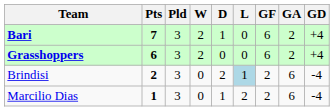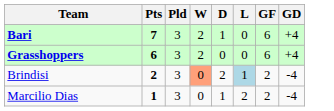- column: (292, 14)
(201, 75) no background -> (201, 75) lightsalmon background
